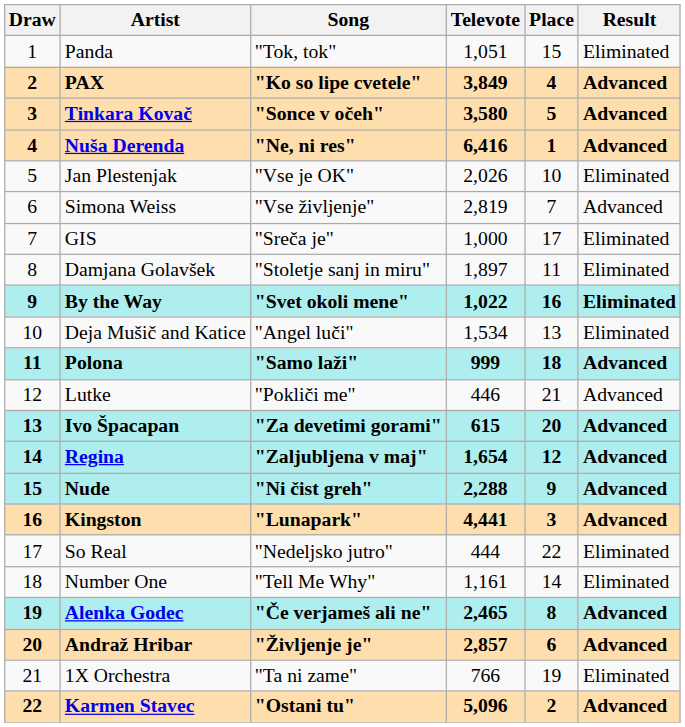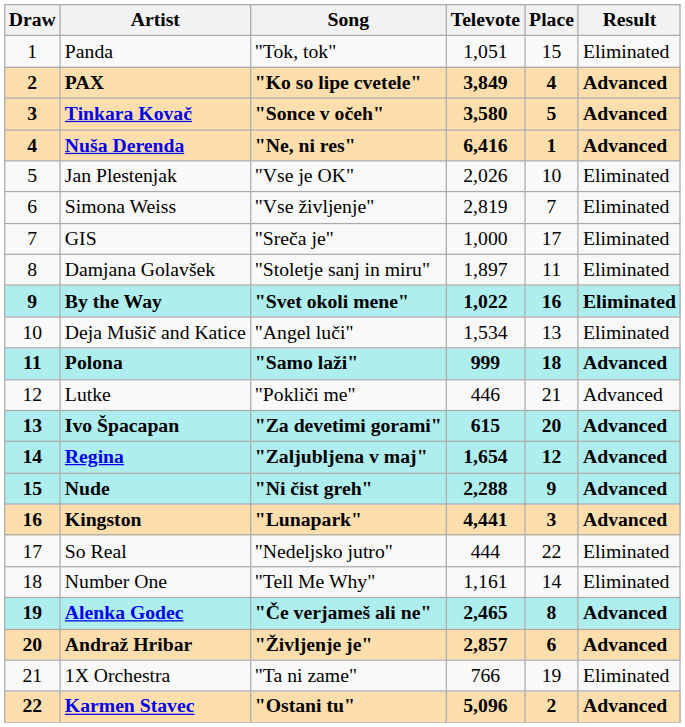(623, 207) Advanced -> (626, 207) Eliminated
